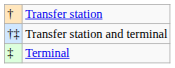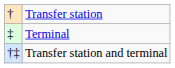rows swapped: (47, 53) <-> (96, 33)
